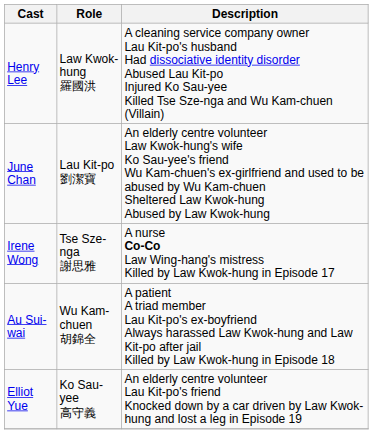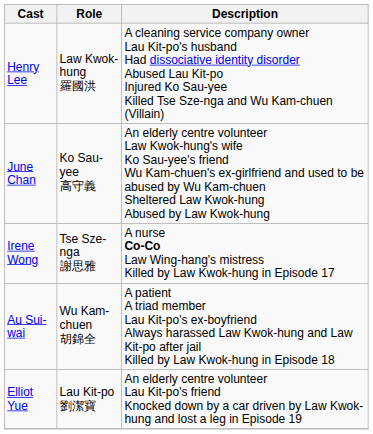(87, 172) Lau Kit-po 劉潔寶 -> (81, 172) Ko Sau-yee 高守義
(81, 398) Ko Sau-yee 高守義 -> (87, 398) Lau Kit-po 劉潔寶
